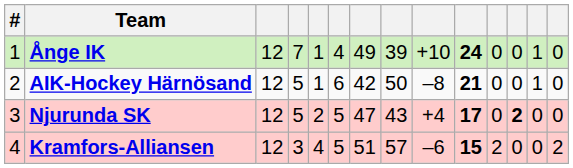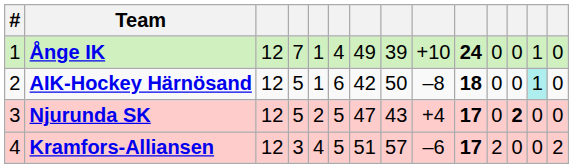(471, 83) 21 -> (471, 83) 18
(537, 83) no background -> (537, 83) paleturquoise background
(471, 147) 15 -> (471, 147) 17
